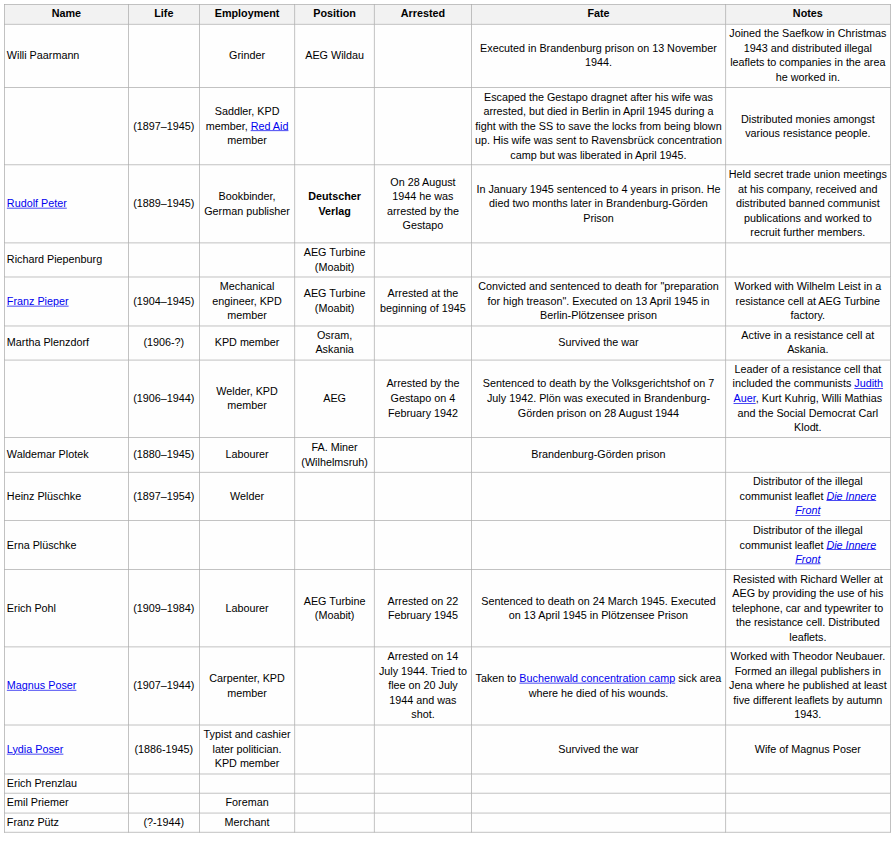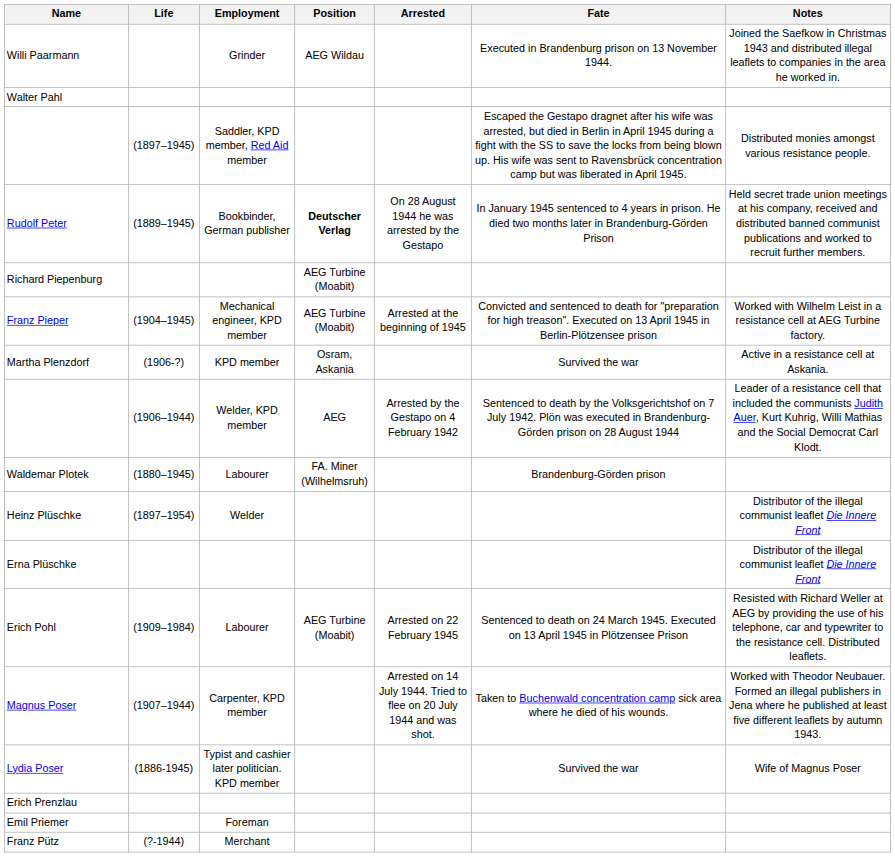+ row: (35, 97)
